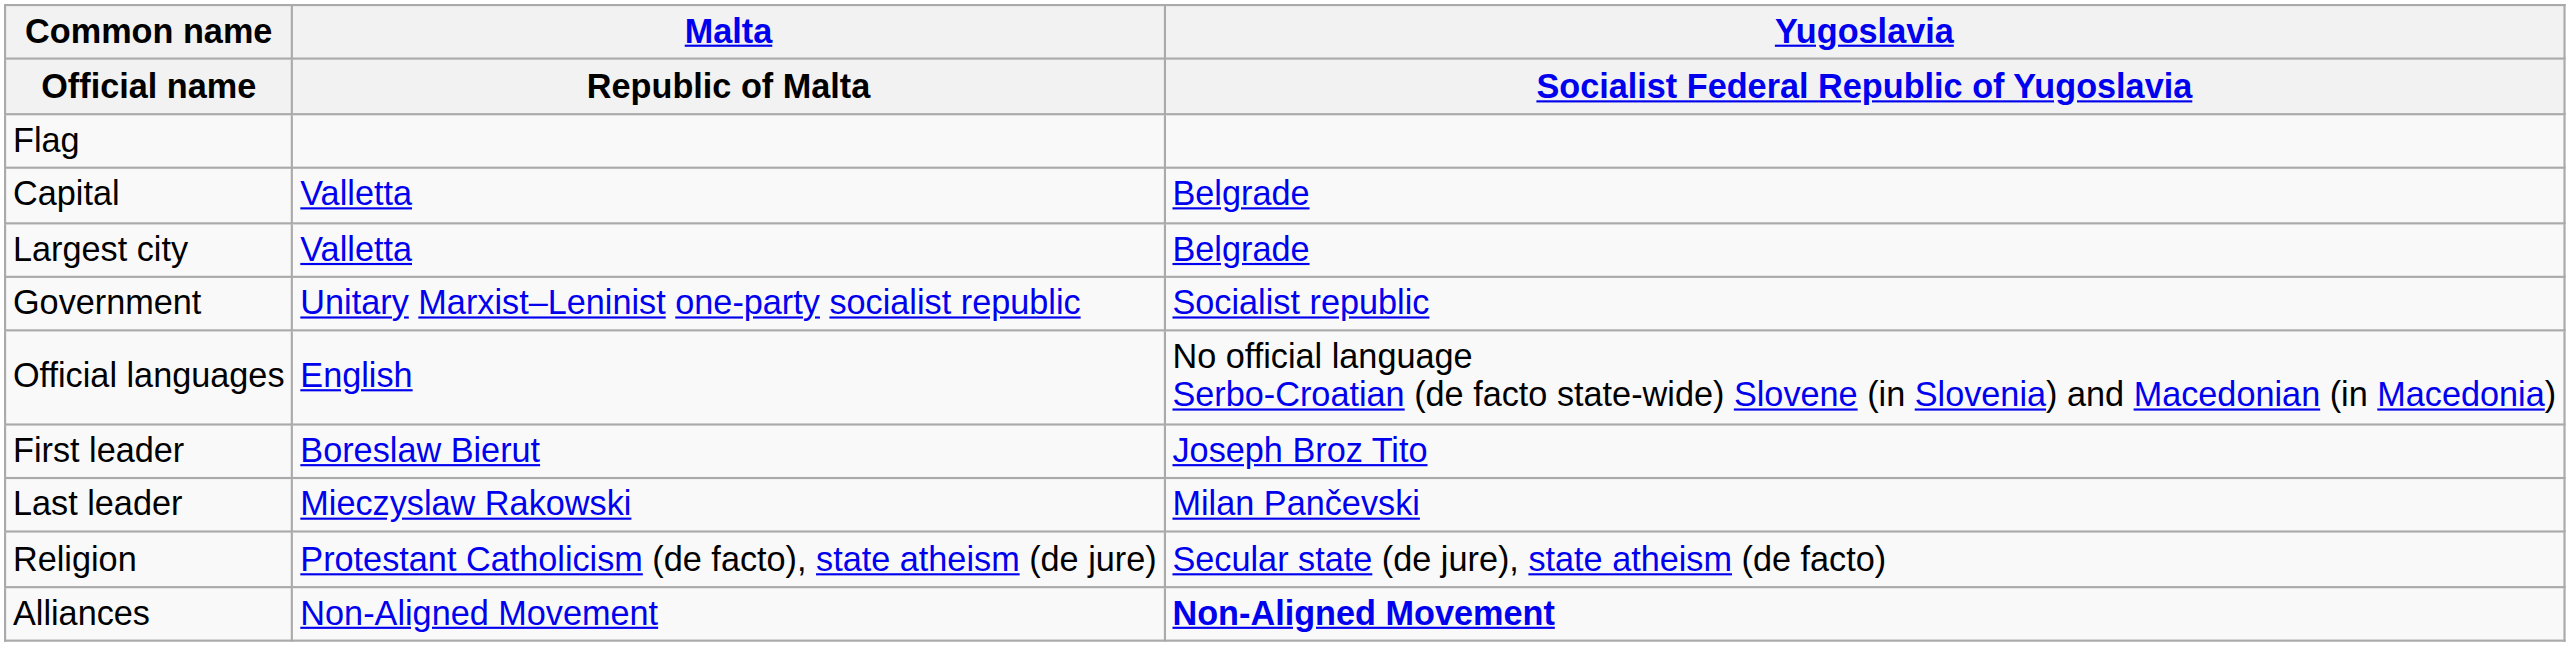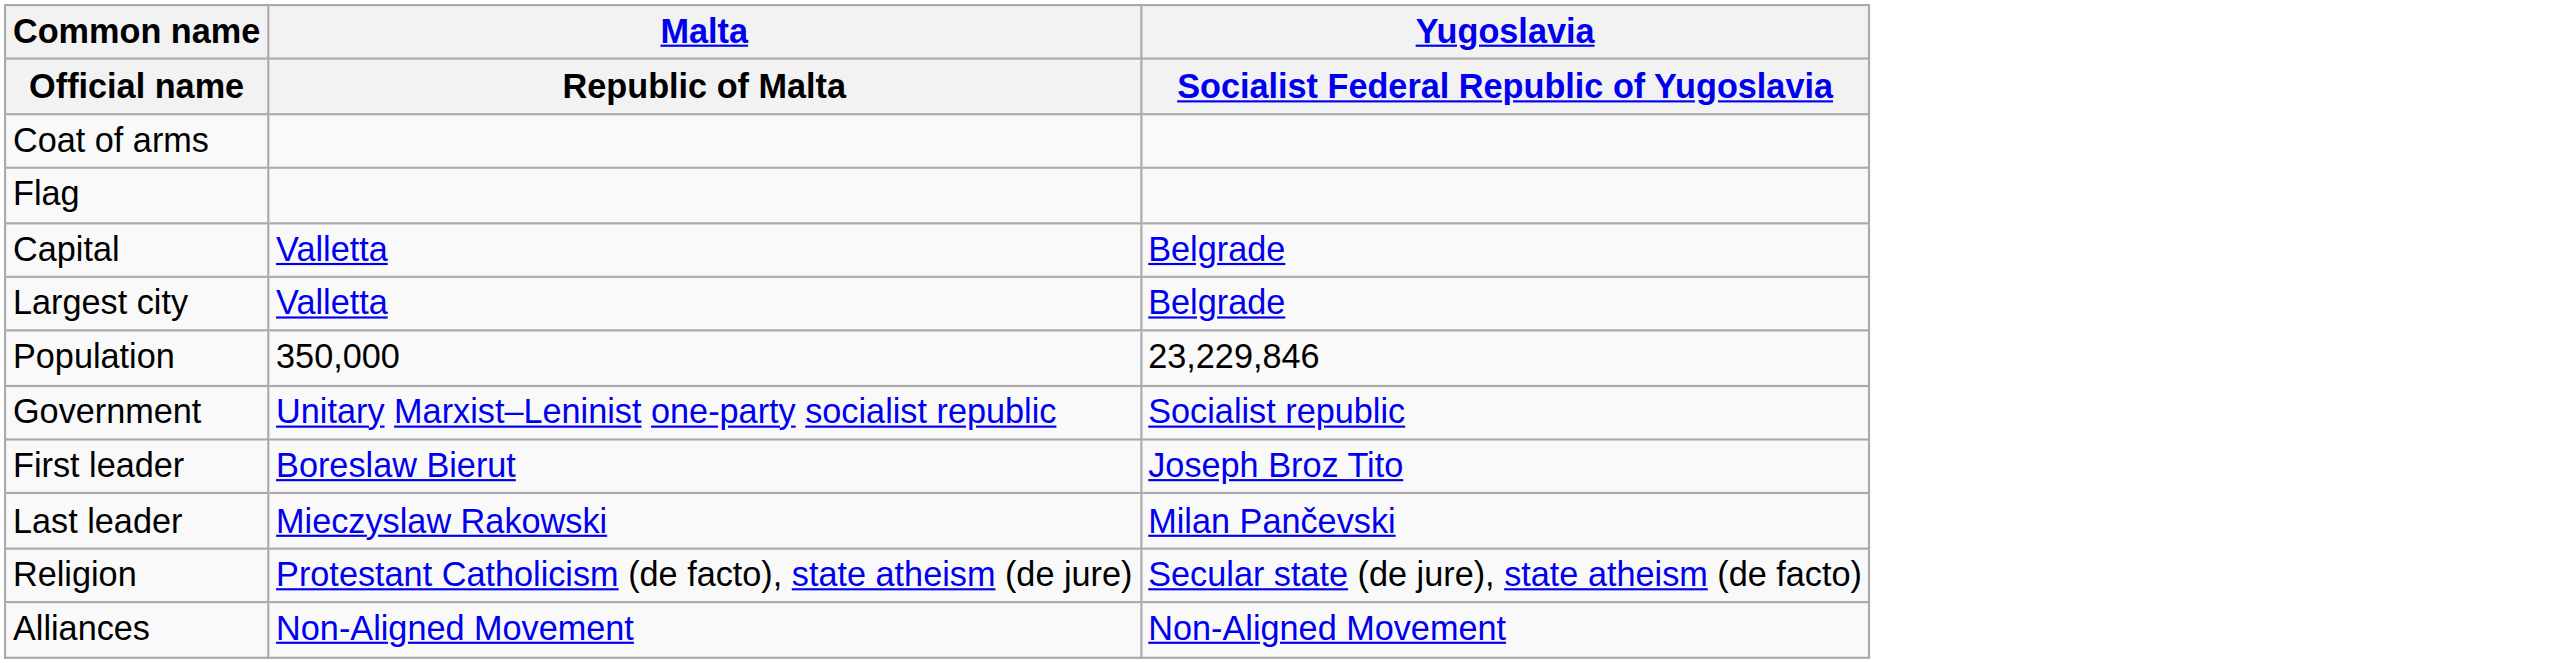+ row: (111, 140)
+ row: (94, 357)
- row: (149, 376)
(1364, 613) bold -> (1327, 628) normal
